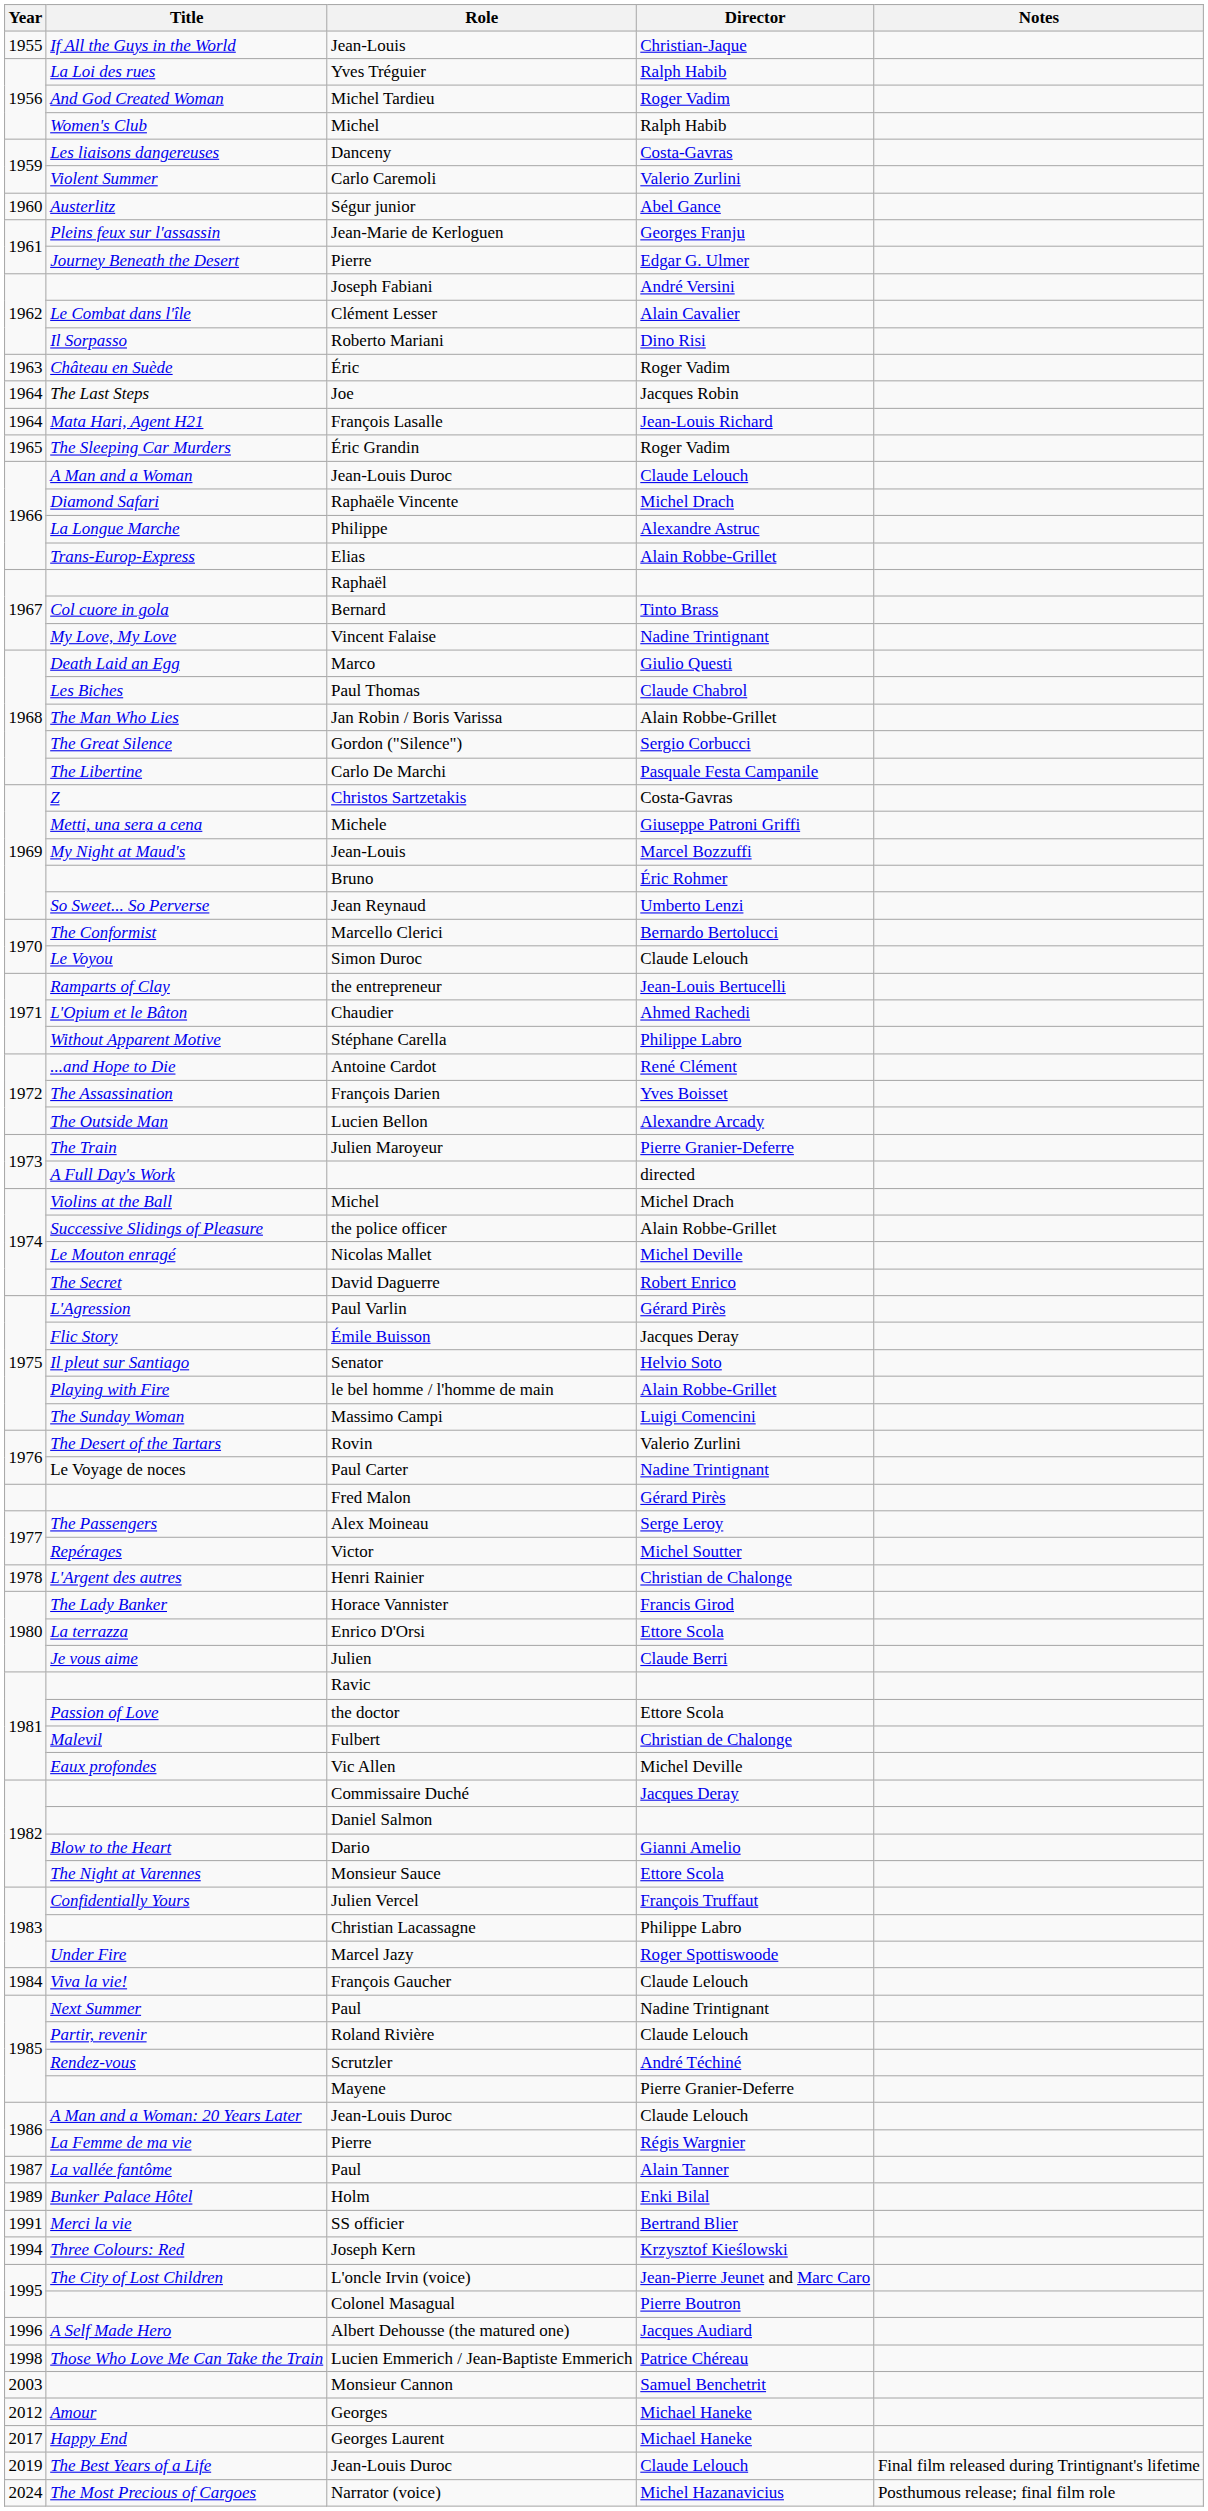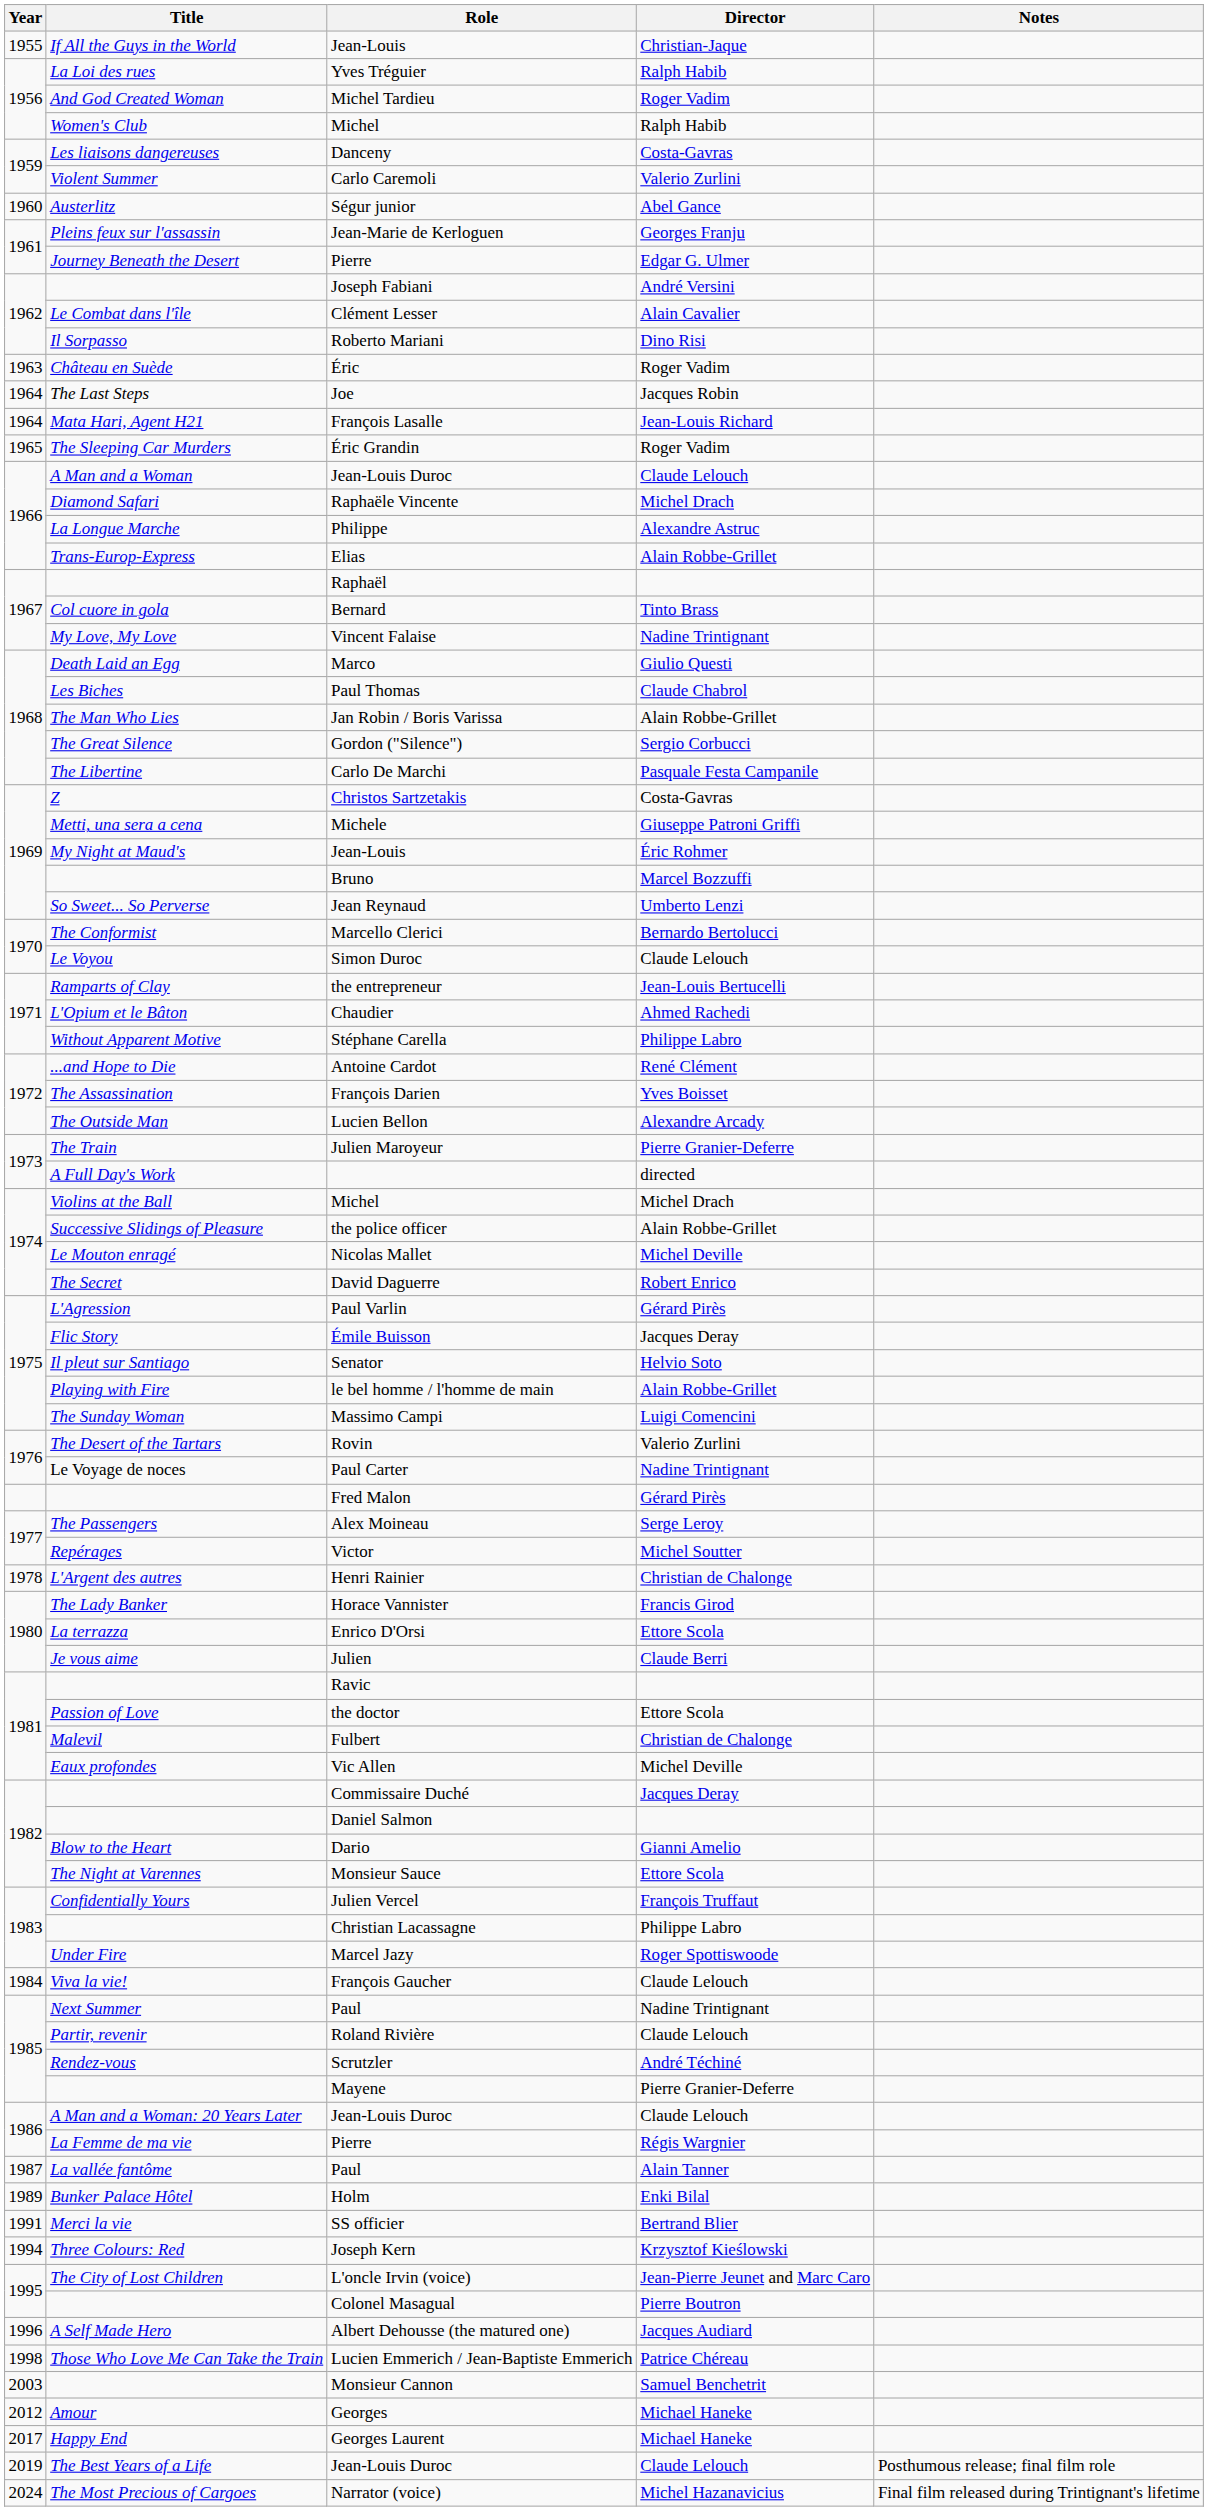(696, 851) Marcel Bozzuffi -> (684, 851) Éric Rohmer
(684, 878) Éric Rohmer -> (696, 878) Marcel Bozzuffi
(1039, 2465) Final film released during Trintignant's lifetime -> (997, 2465) Posthumous release; final film role
(997, 2492) Posthumous release; final film role -> (1039, 2492) Final film released during Trintignant's lifetime
